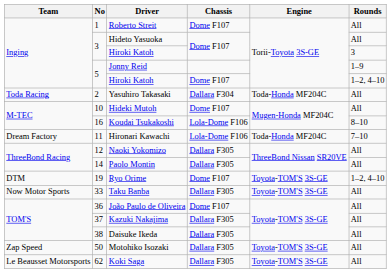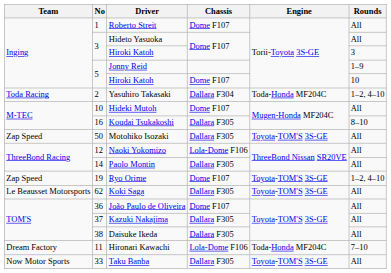(368, 80) 1–2, 4–10 -> (355, 80) 10
(356, 94) All -> (368, 94) 1–2, 4–10
(219, 122) Lola-Dome F106 -> (212, 122) Dallara F305
rows swapped: (99, 136) <-> (99, 247)
(212, 150) Dallara F305 -> (219, 150) Lola-Dome F106
(16, 177) DTM -> (24, 177) Zap Speed
rows swapped: (99, 191) <-> (99, 261)
